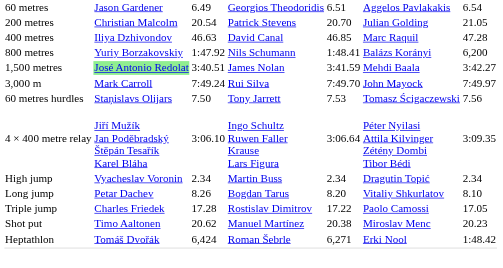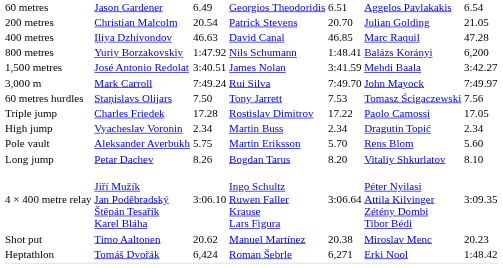(142, 68) lightgreen background -> (142, 68) no background
rows swapped: (48, 138) <-> (31, 208)
+ row: (27, 144)
